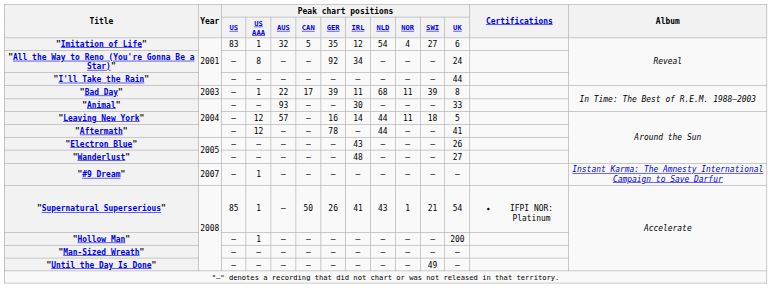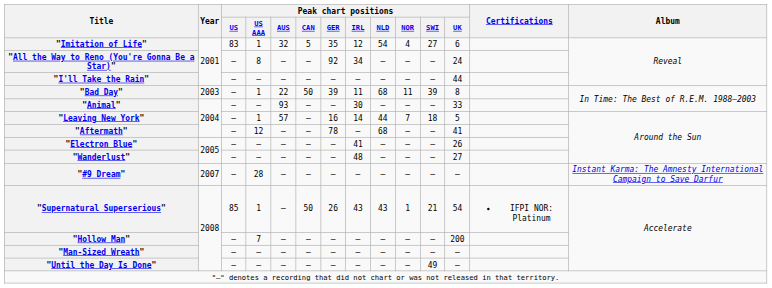(308, 92) 17 -> (308, 92) 50
(259, 118) 12 -> (259, 118) 1
(408, 118) 11 -> (408, 118) 7
(383, 131) 44 -> (383, 131) 68
(358, 144) 43 -> (358, 144) 41
(259, 174) 1 -> (259, 174) 28
(358, 209) 41 -> (358, 209) 43
(259, 239) 1 -> (259, 239) 7
